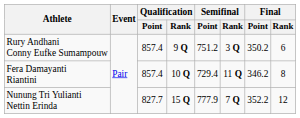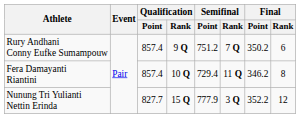(233, 48) 3 Q -> (233, 48) 7 Q
(233, 101) 7 Q -> (233, 101) 3 Q
